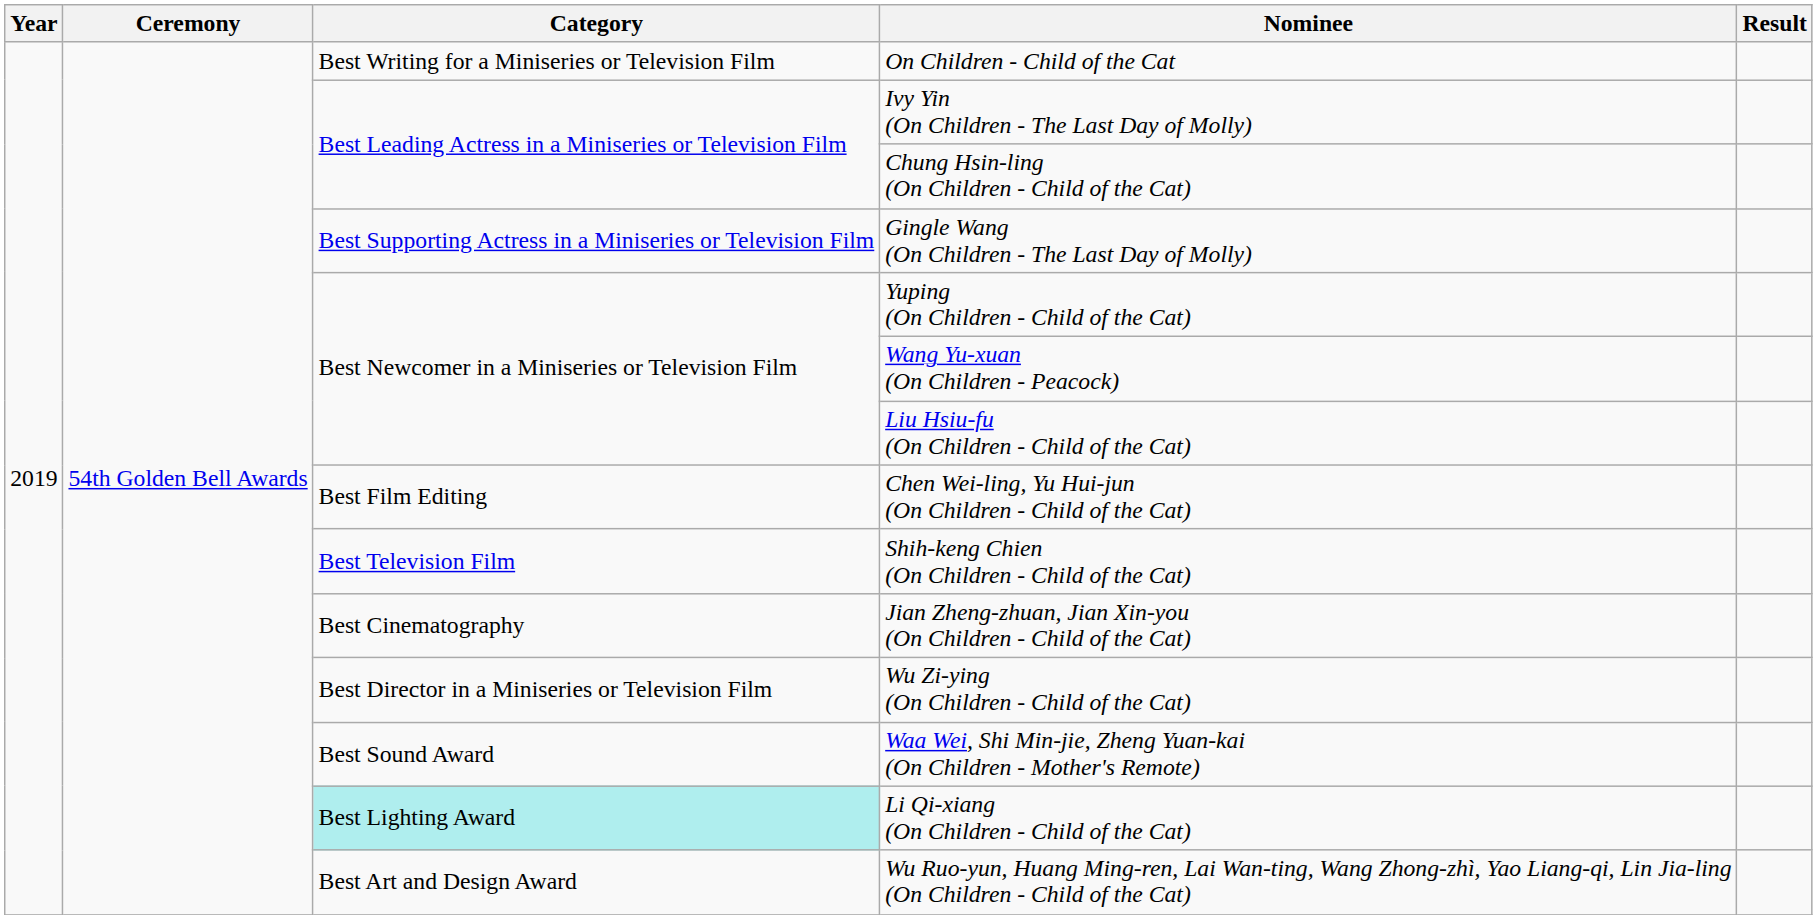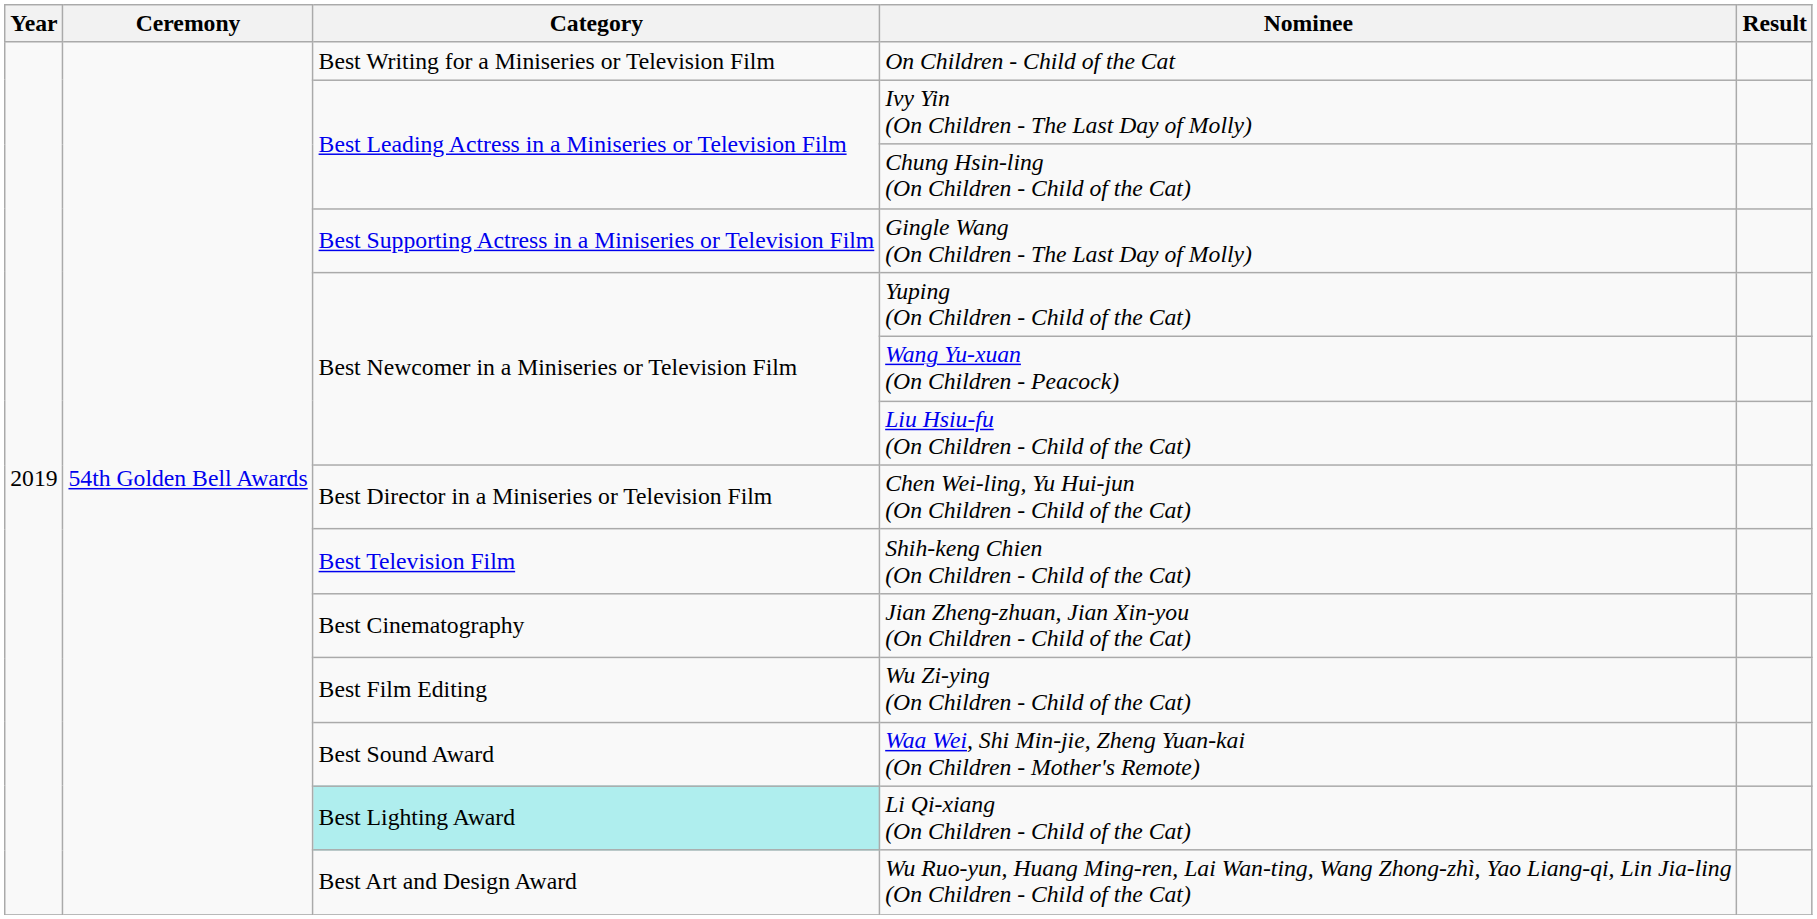(403, 496) Best Film Editing -> (545, 496) Best Director in a Miniseries or Television Film
(545, 689) Best Director in a Miniseries or Television Film -> (403, 689) Best Film Editing
